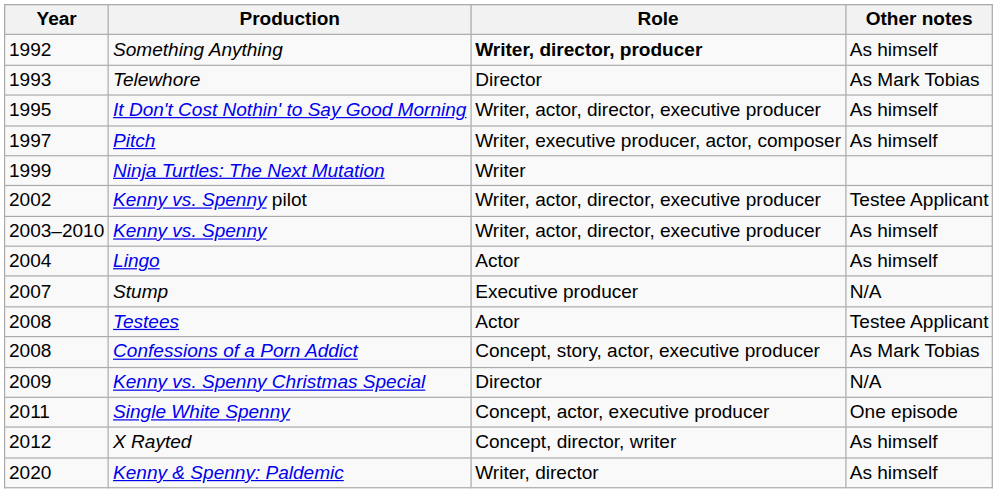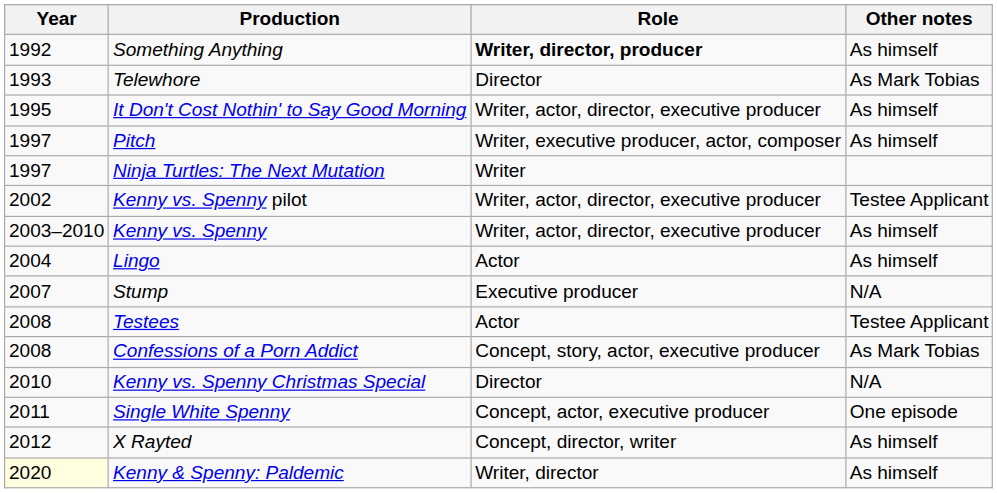(30, 170) 1999 -> (30, 170) 1997
(30, 381) 2009 -> (30, 381) 2010
(30, 472) no background -> (30, 472) lightyellow background
